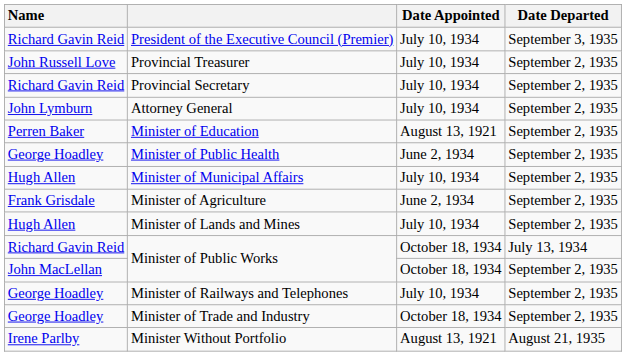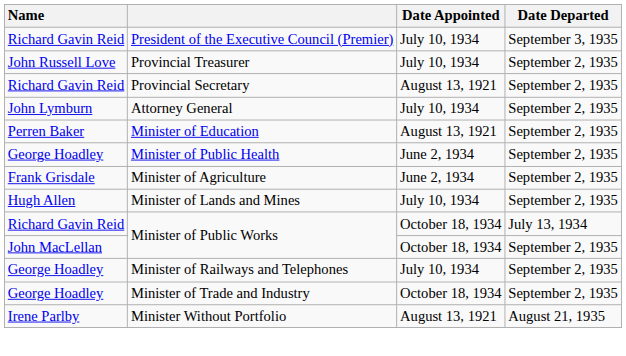(440, 85) July 10, 1934 -> (448, 85) August 13, 1921
- row: (42, 177)
